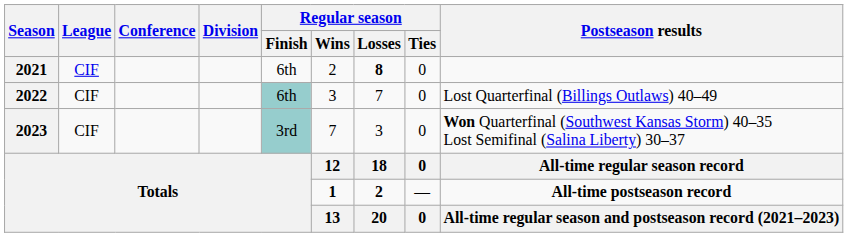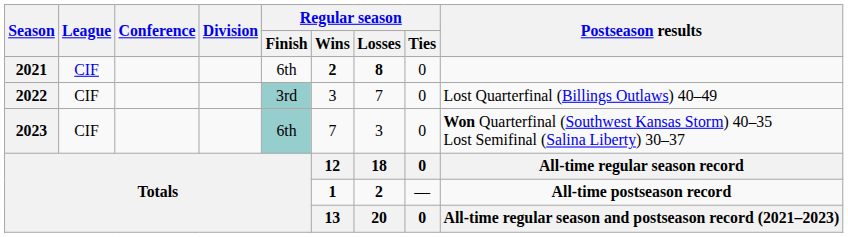(332, 69) normal -> (332, 69) bold
(287, 95) 6th -> (287, 95) 3rd
(287, 131) 3rd -> (287, 131) 6th
